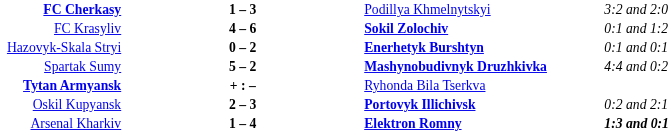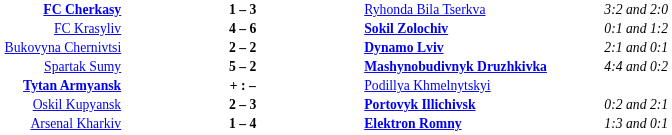(427, 9) Podillya Khmelnytskyi -> (425, 9) Ryhonda Bila Tserkva
- row: (64, 47)
+ row: (63, 47)
(425, 85) Ryhonda Bila Tserkva -> (427, 85) Podillya Khmelnytskyi
(637, 123) bold -> (636, 123) normal
